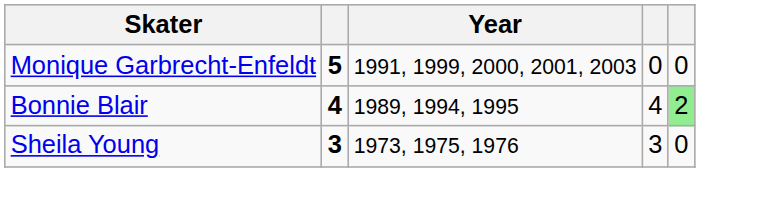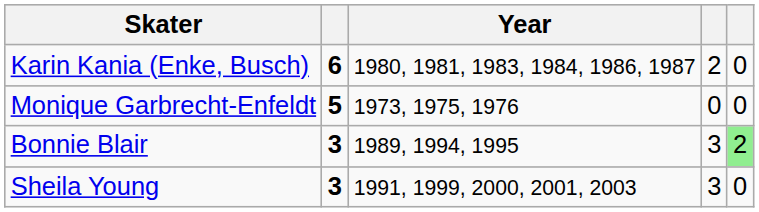+ row: (160, 65)
(495, 66) 1991, 1999, 2000, 2001, 2003 -> (436, 106) 1973, 1975, 1976
(335, 105) 4 -> (335, 145) 3
(655, 105) 4 -> (714, 145) 3
(436, 147) 1973, 1975, 1976 -> (495, 187) 1991, 1999, 2000, 2001, 2003
